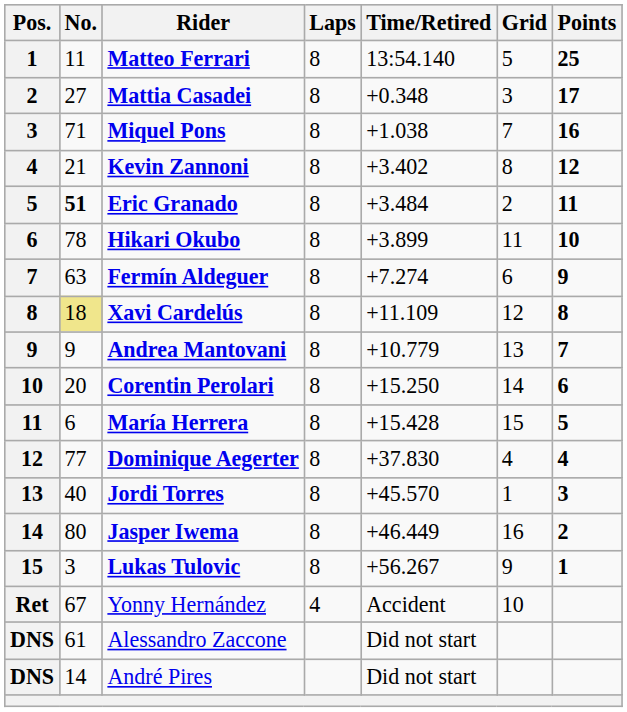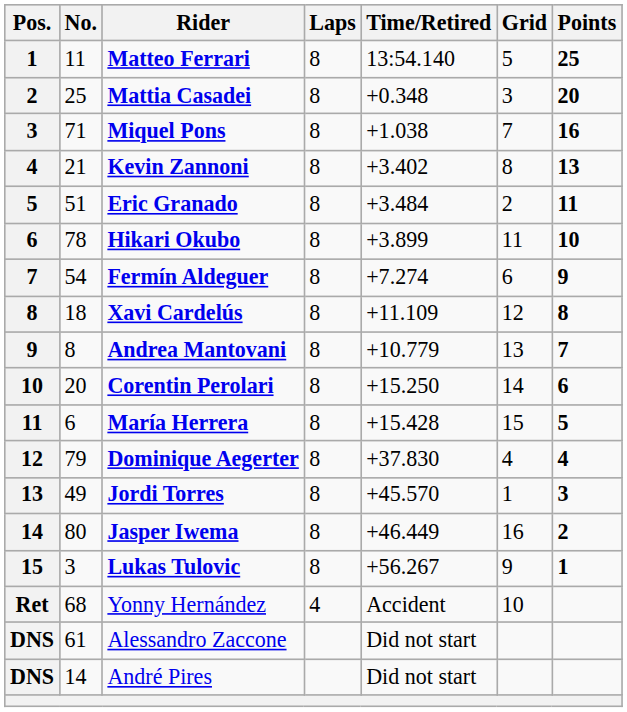(76, 94) 27 -> (76, 94) 25
(569, 94) 17 -> (569, 94) 20
(569, 167) 12 -> (569, 167) 13
(76, 204) bold -> (76, 204) normal
(76, 276) 63 -> (76, 276) 54
(76, 313) khaki background -> (76, 313) no background
(70, 349) 9 -> (70, 349) 8
(76, 458) 77 -> (76, 458) 79
(76, 494) 40 -> (76, 494) 49
(76, 603) 67 -> (76, 603) 68
